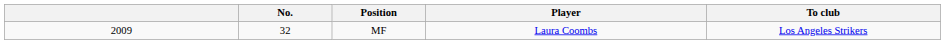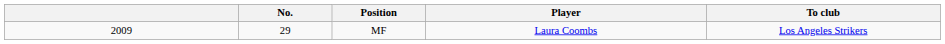(285, 30) 32 -> (285, 30) 29
